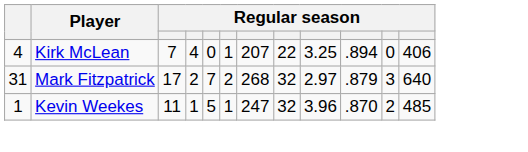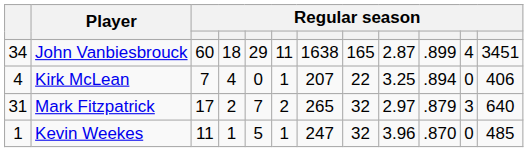+ row: (111, 52)
(255, 79) 268 -> (320, 106) 265
(390, 106) 2 -> (469, 133) 0
